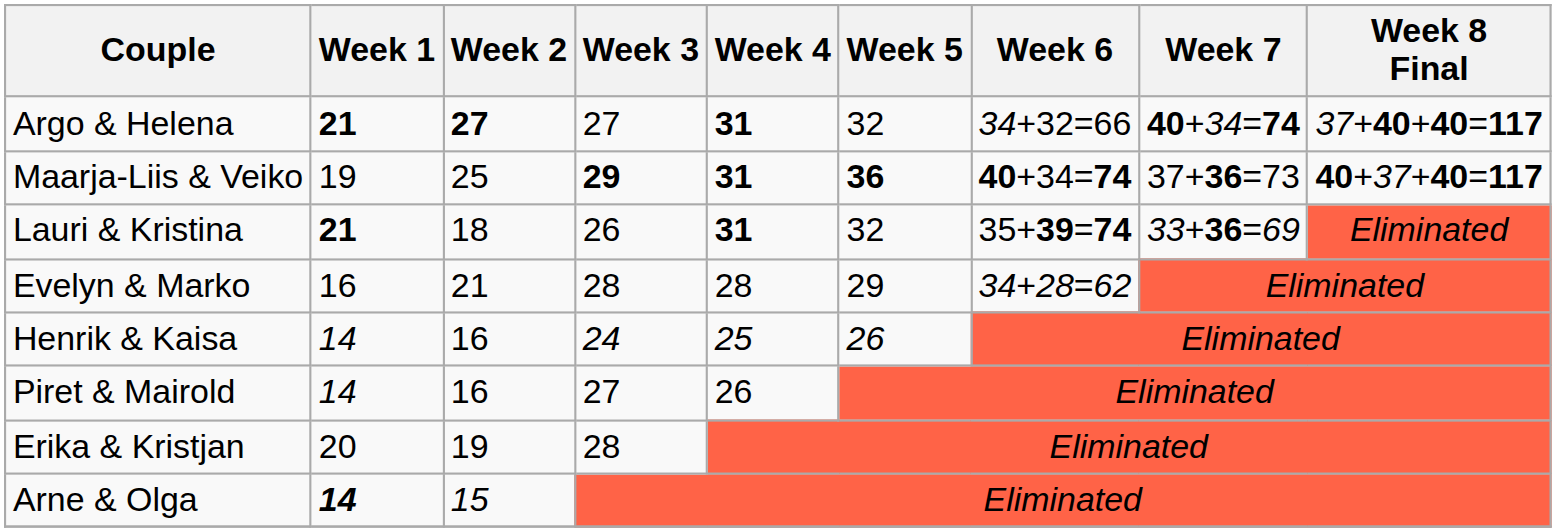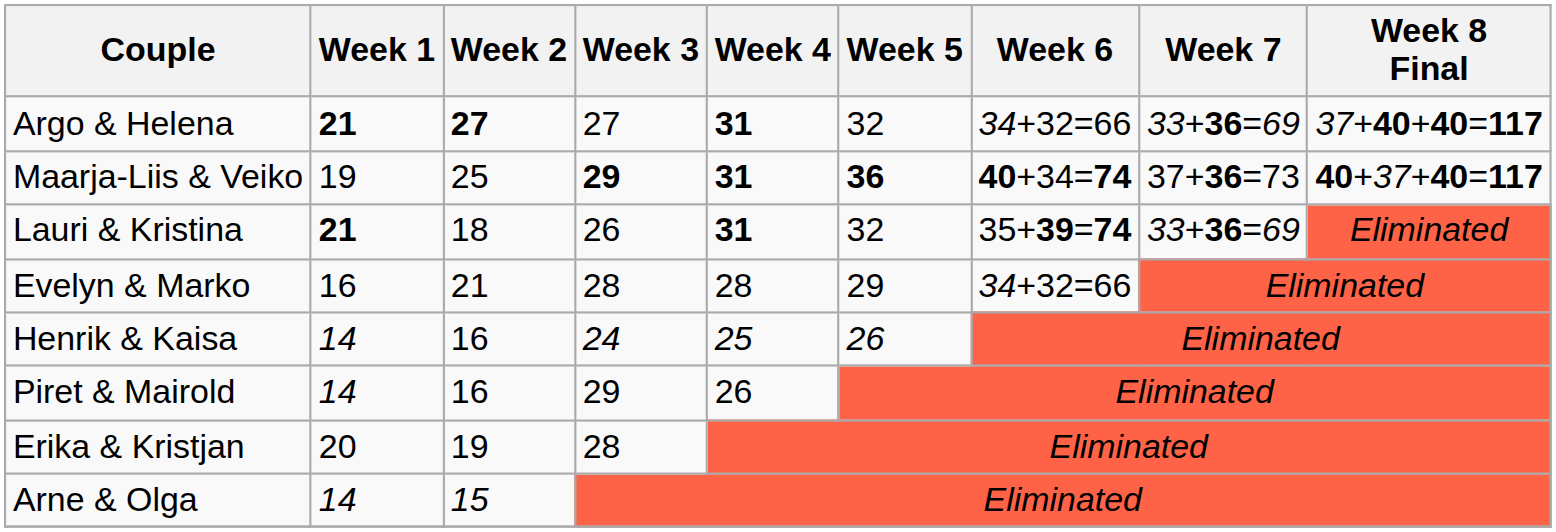(1223, 123) 40+34=74 -> (1223, 123) 33+36=69
(1055, 284) 34+28=62 -> (1055, 284) 34+32=66
(602, 392) 27 -> (602, 392) 29
(338, 499) bold -> (338, 499) normal
